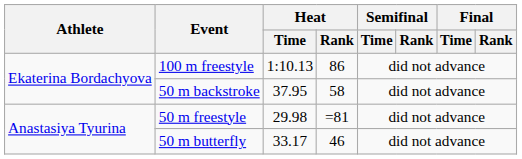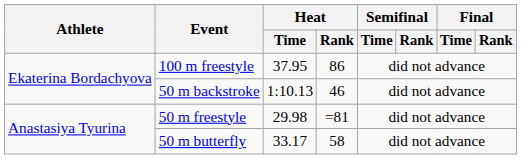(290, 66) 1:10.13 -> (290, 66) 37.95
(290, 91) 37.95 -> (290, 91) 1:10.13
(337, 91) 58 -> (337, 91) 46
(337, 141) 46 -> (337, 141) 58
